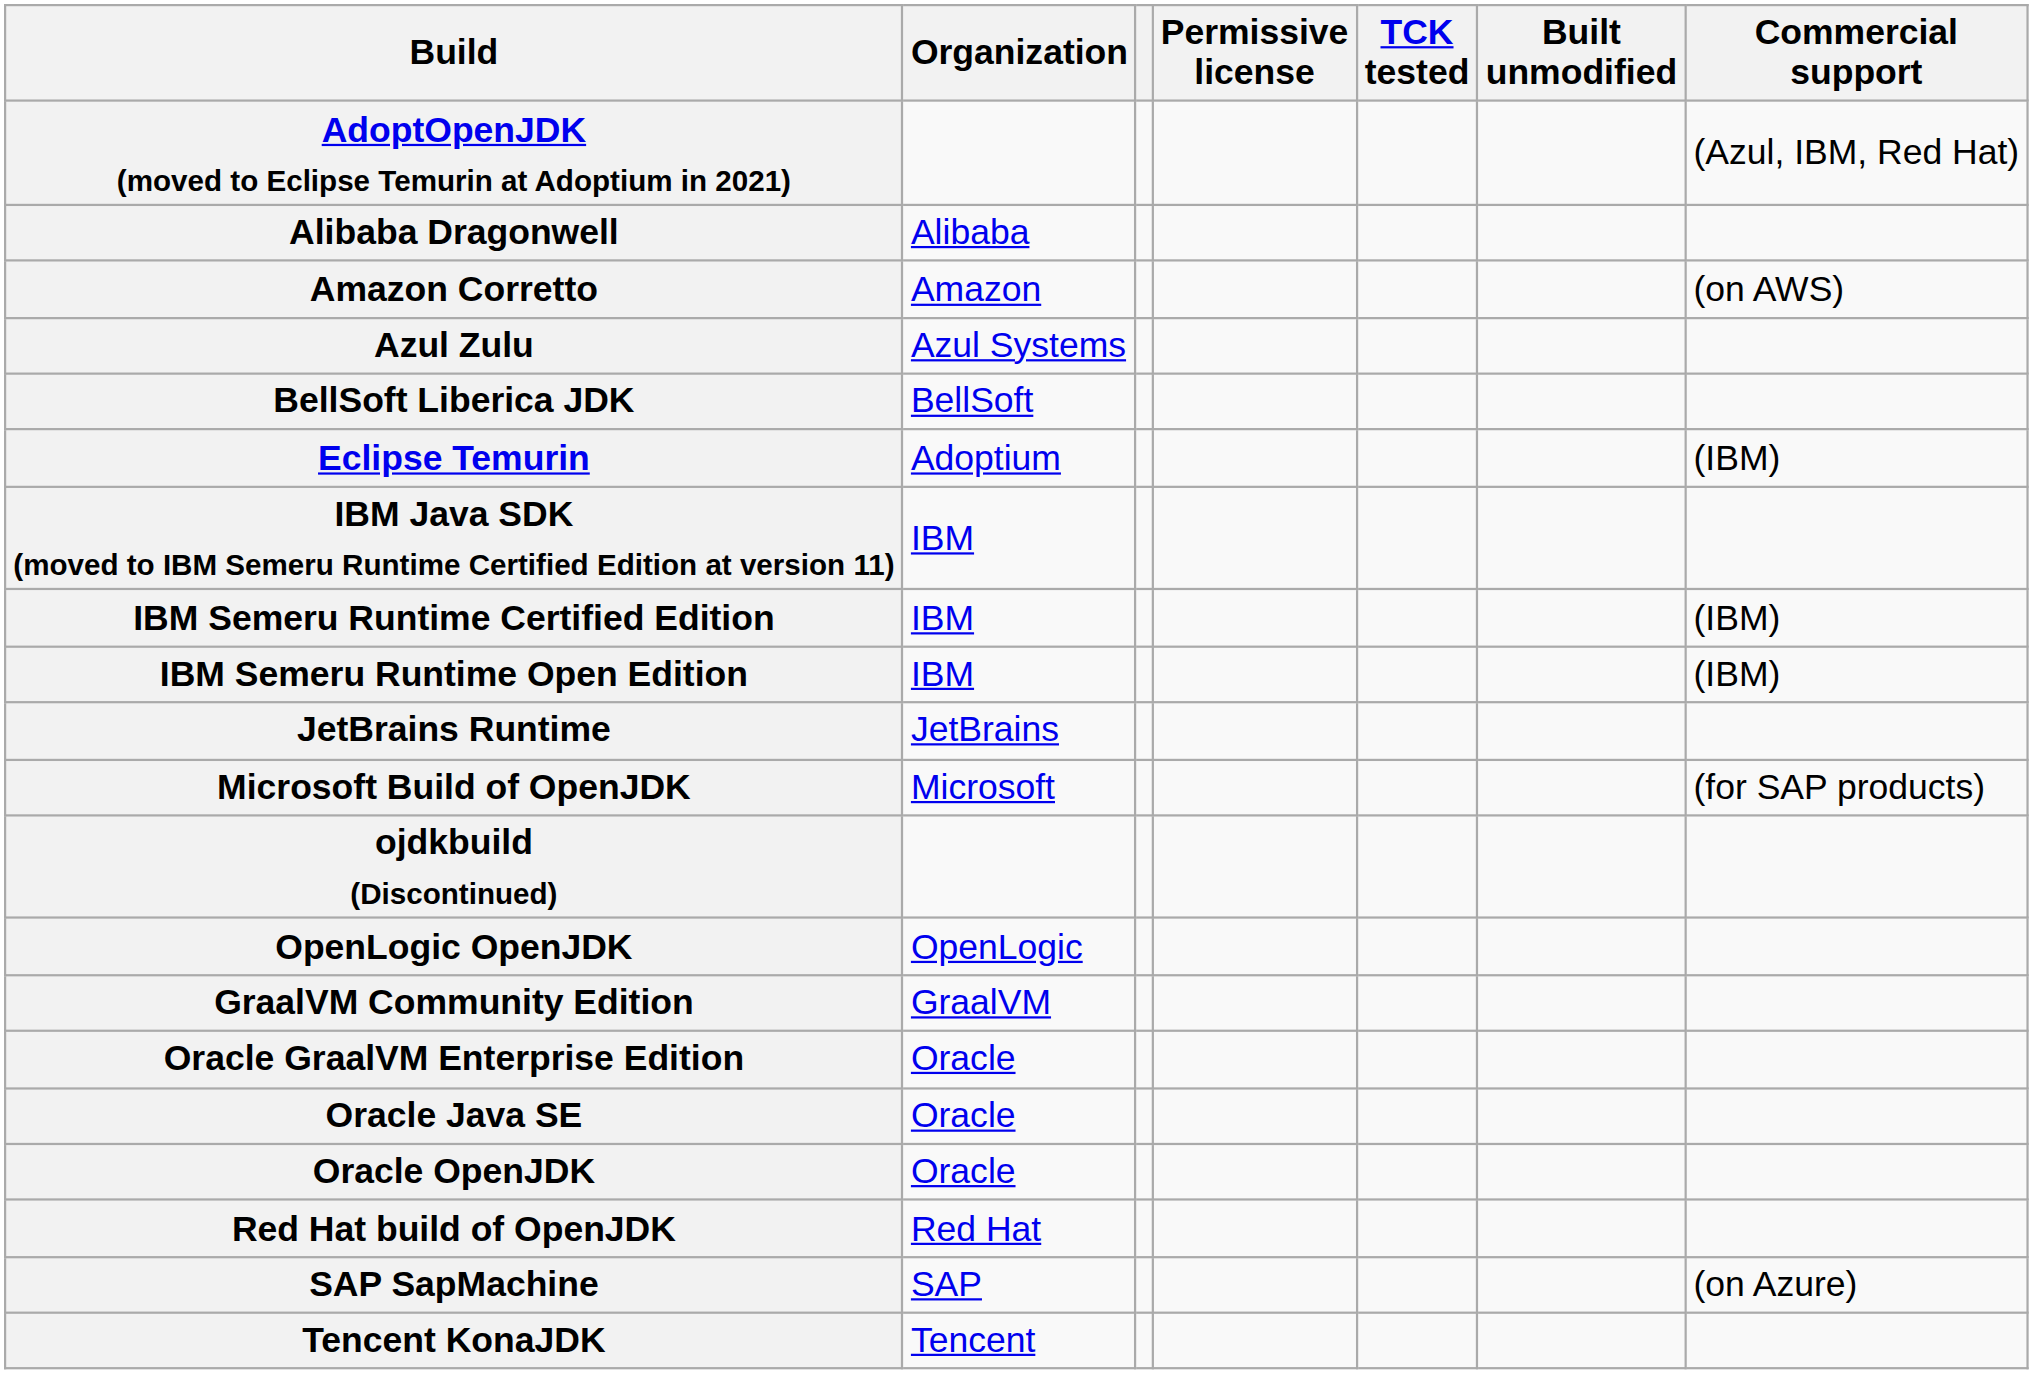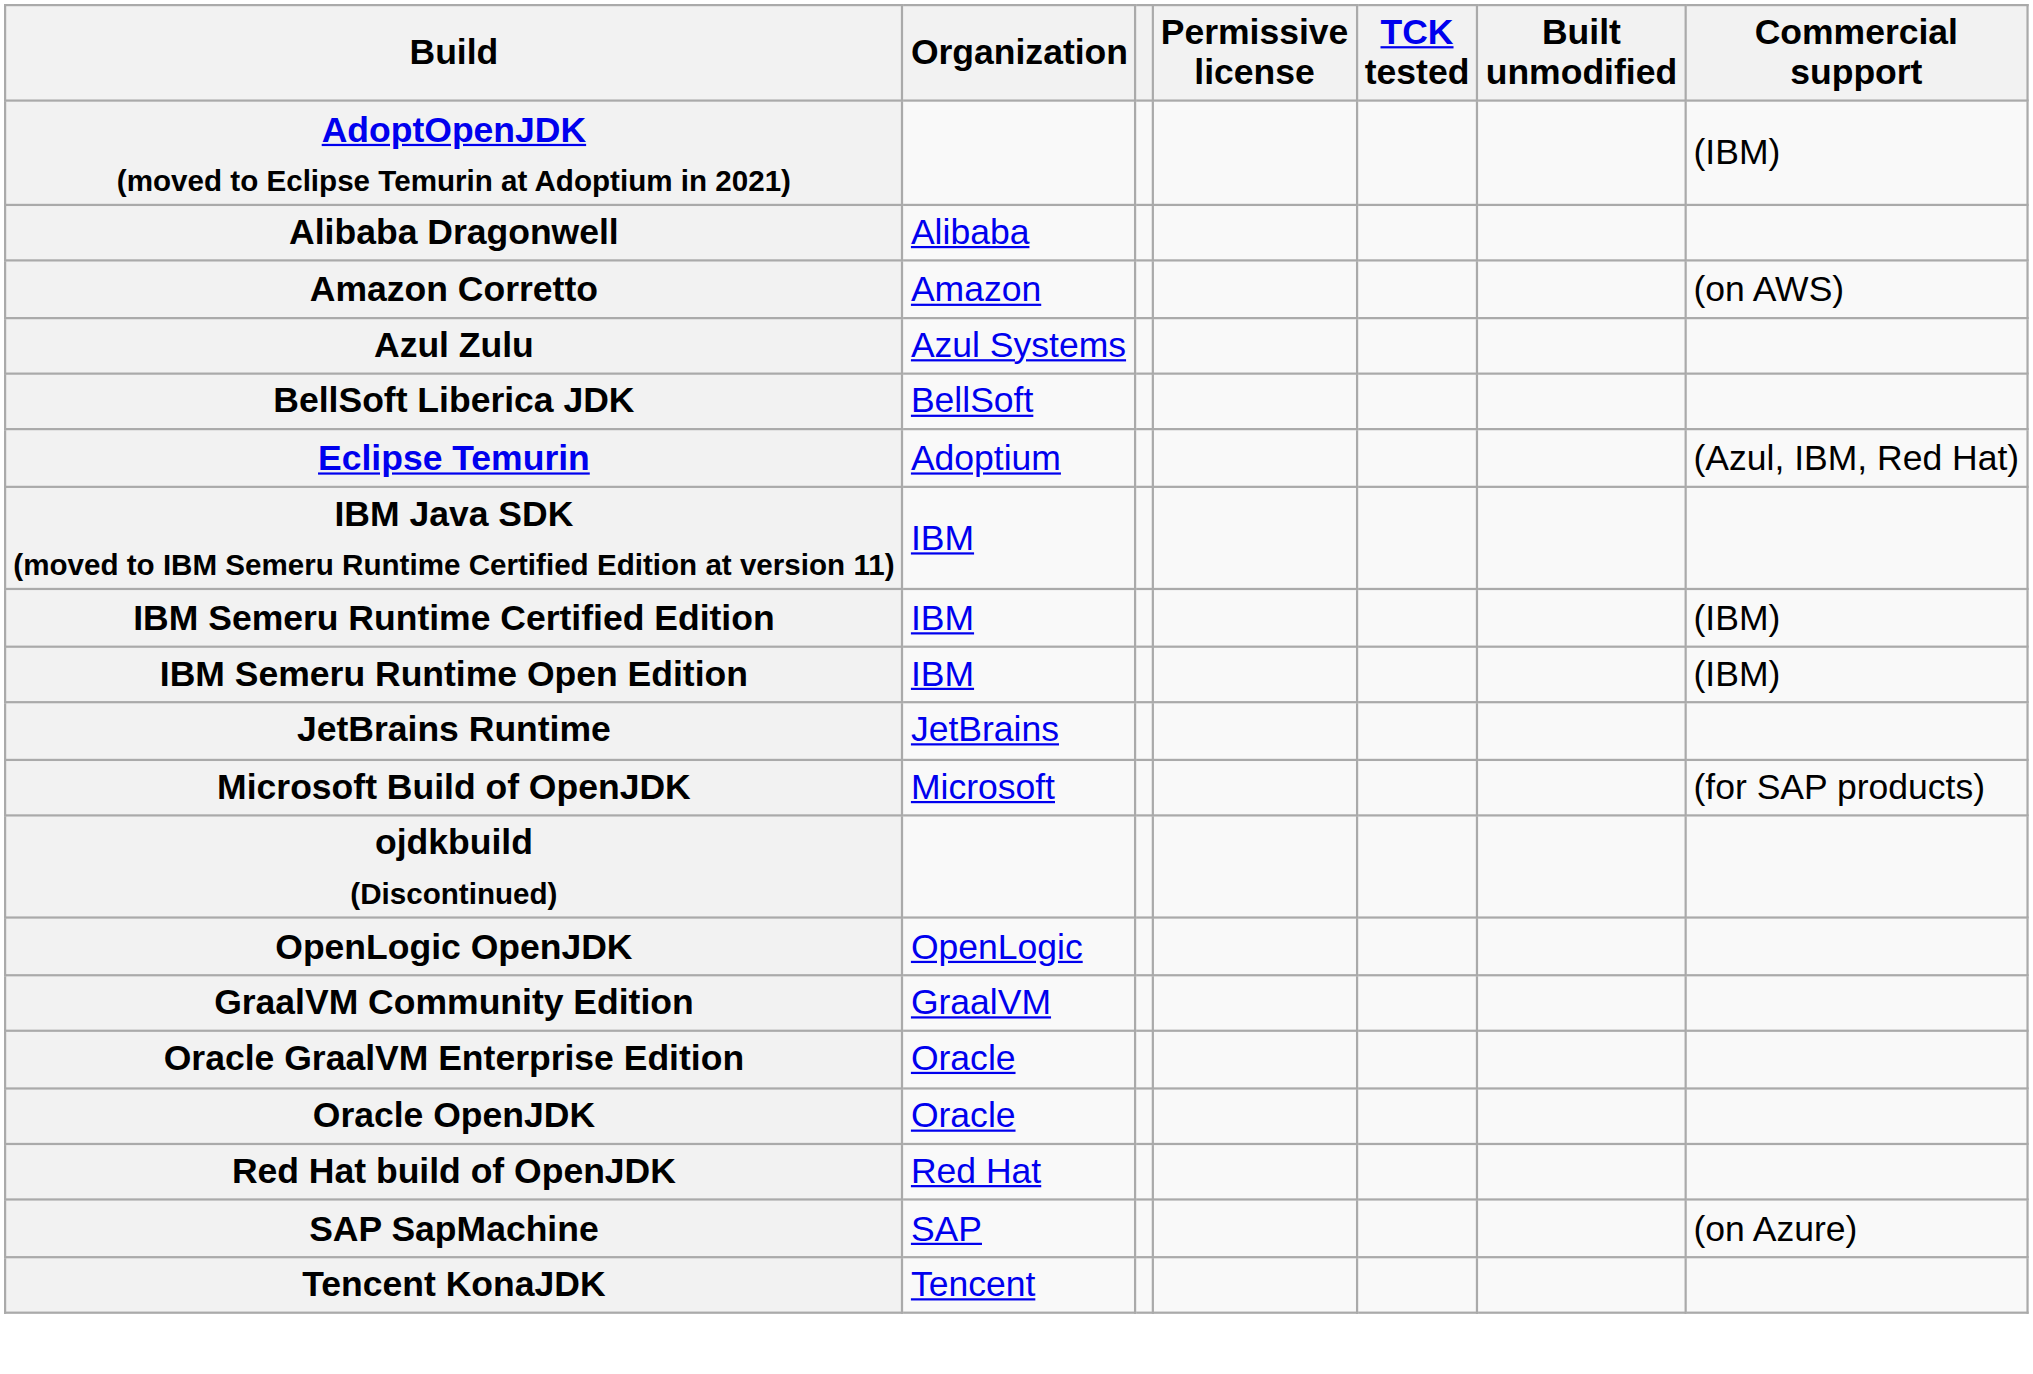(1856, 152) (Azul, IBM, Red Hat) -> (1737, 152) (IBM)
(1737, 457) (IBM) -> (1856, 457) (Azul, IBM, Red Hat)
- row: (454, 1115)
